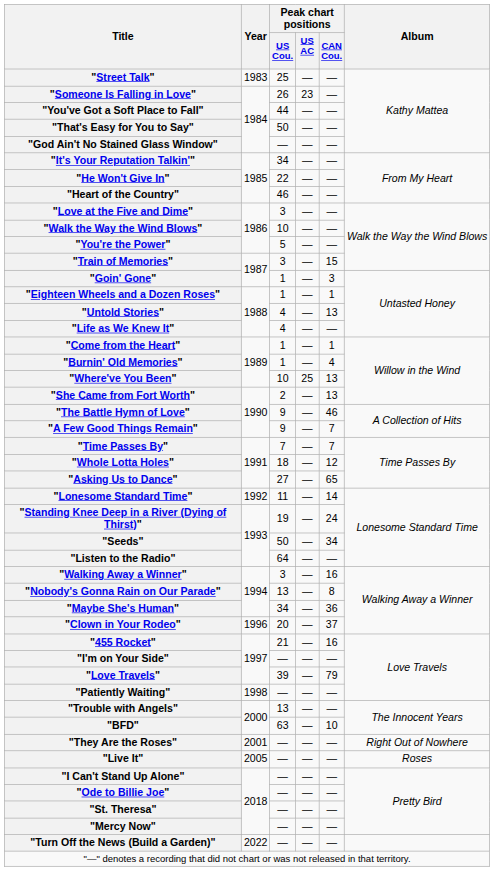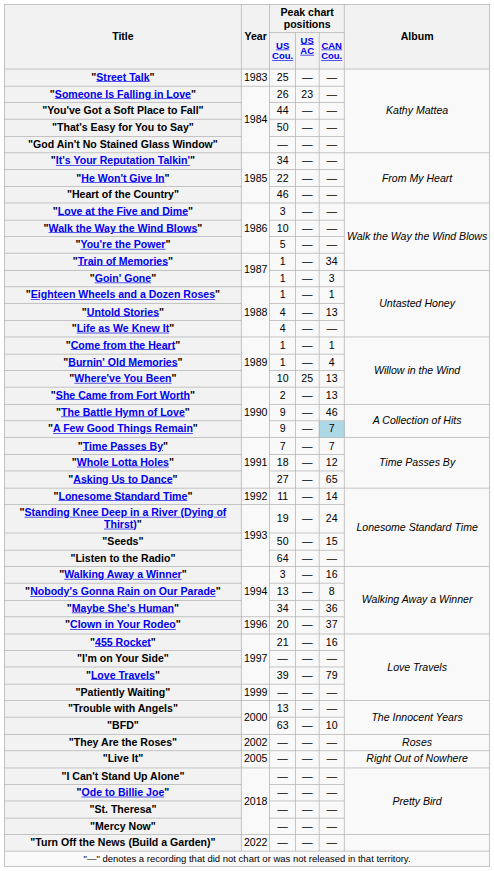(283, 261) 3 -> (283, 261) 1
(332, 261) 15 -> (332, 261) 34
(332, 429) no background -> (332, 429) lightblue background
(332, 541) 34 -> (332, 541) 15
(256, 692) 1998 -> (256, 692) 1999
(256, 742) 2001 -> (256, 742) 2002
(417, 742) Right Out of Nowhere -> (417, 742) Roses
(417, 759) Roses -> (417, 759) Right Out of Nowhere
